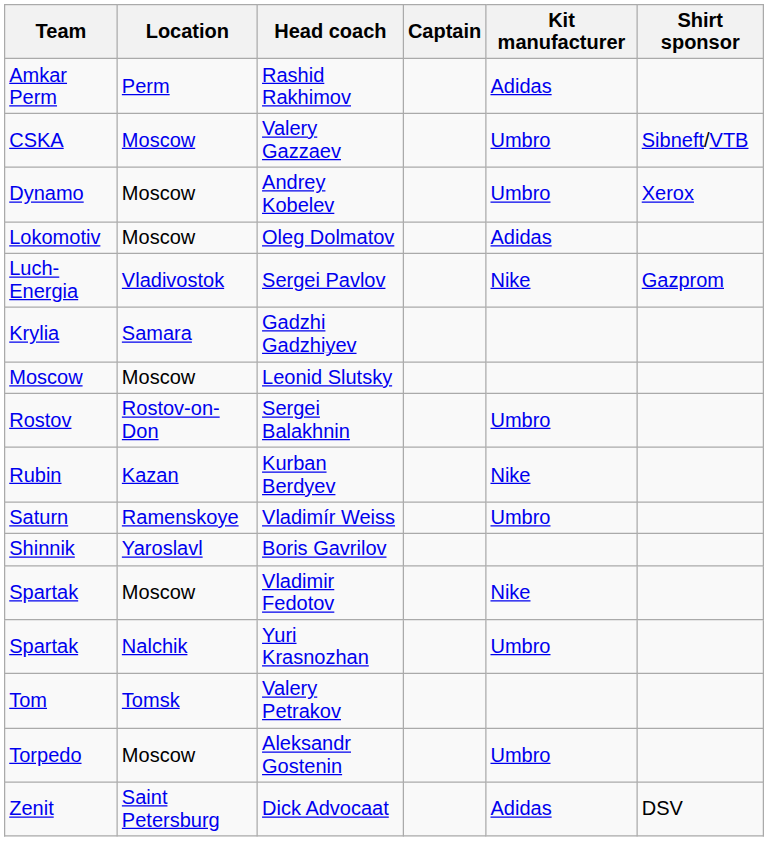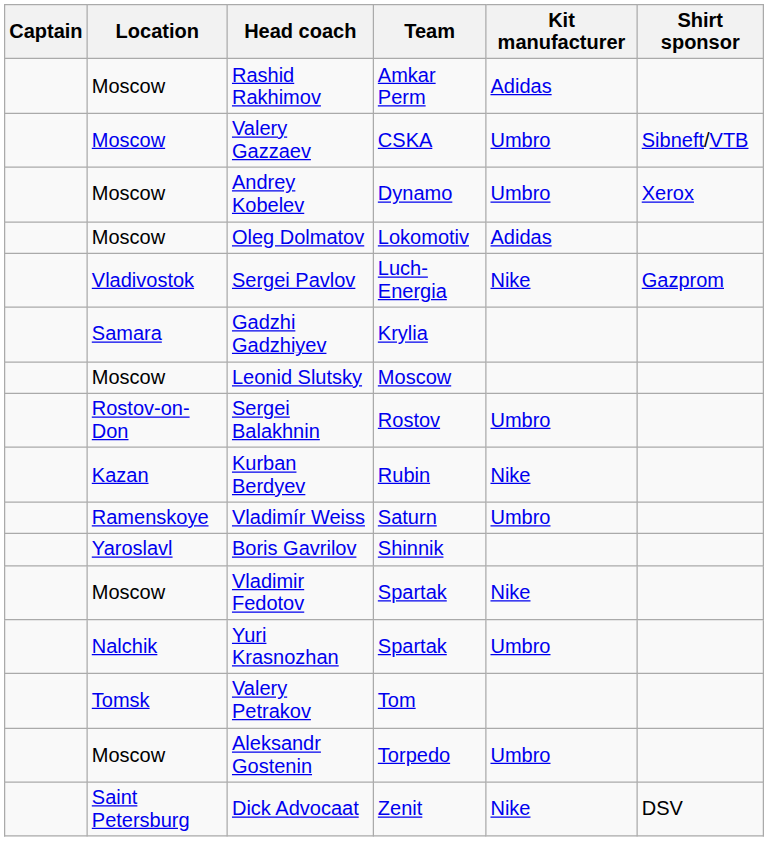columns swapped: (61, 31) <-> (445, 31)
(146, 85) Perm -> (128, 85) Moscow
(521, 809) Adidas -> (510, 809) Nike
